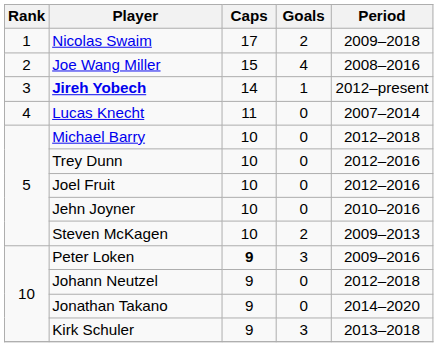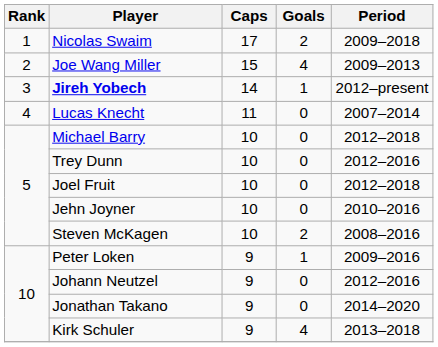(382, 64) 2008–2016 -> (382, 64) 2009–2013
(382, 185) 2012–2016 -> (382, 185) 2012–2018
(382, 233) 2009–2013 -> (382, 233) 2008–2016
(249, 257) bold -> (249, 257) normal
(304, 257) 3 -> (304, 257) 1
(382, 281) 2012–2018 -> (382, 281) 2012–2016
(304, 329) 3 -> (304, 329) 4
